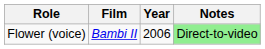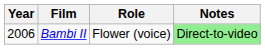columns swapped: (157, 14) <-> (46, 14)
